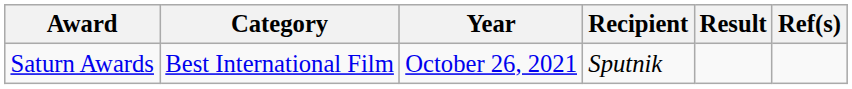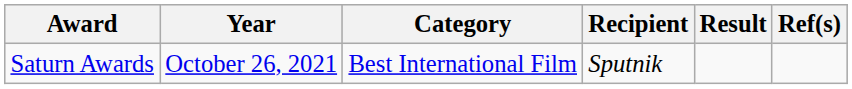columns swapped: (491, 24) <-> (280, 24)
